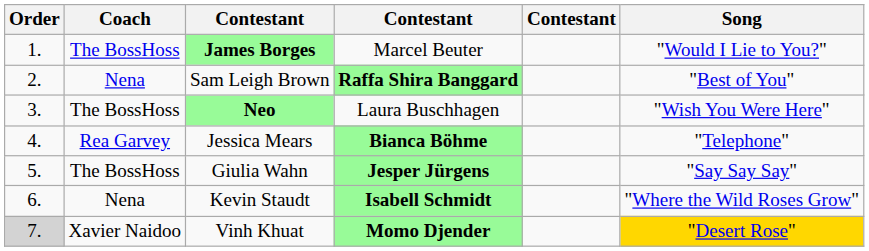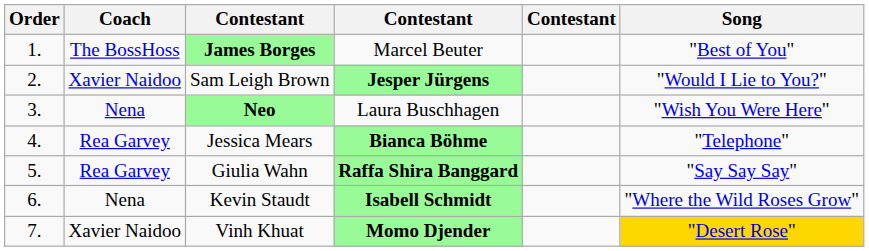(742, 49) "Would I Lie to You?" -> (742, 49) "Best of You"
(125, 79) Nena -> (125, 79) Xavier Naidoo
(428, 79) Raffa Shira Banggard -> (428, 79) Jesper Jürgens
(742, 79) "Best of You" -> (742, 79) "Would I Lie to You?"
(125, 110) The BossHoss -> (125, 110) Nena
(125, 170) The BossHoss -> (125, 170) Rea Garvey
(428, 170) Jesper Jürgens -> (428, 170) Raffa Shira Banggard
(34, 230) lightgrey background -> (34, 230) no background
